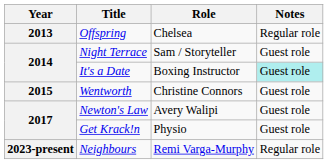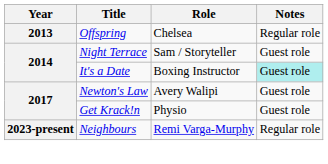- row: (106, 91)
